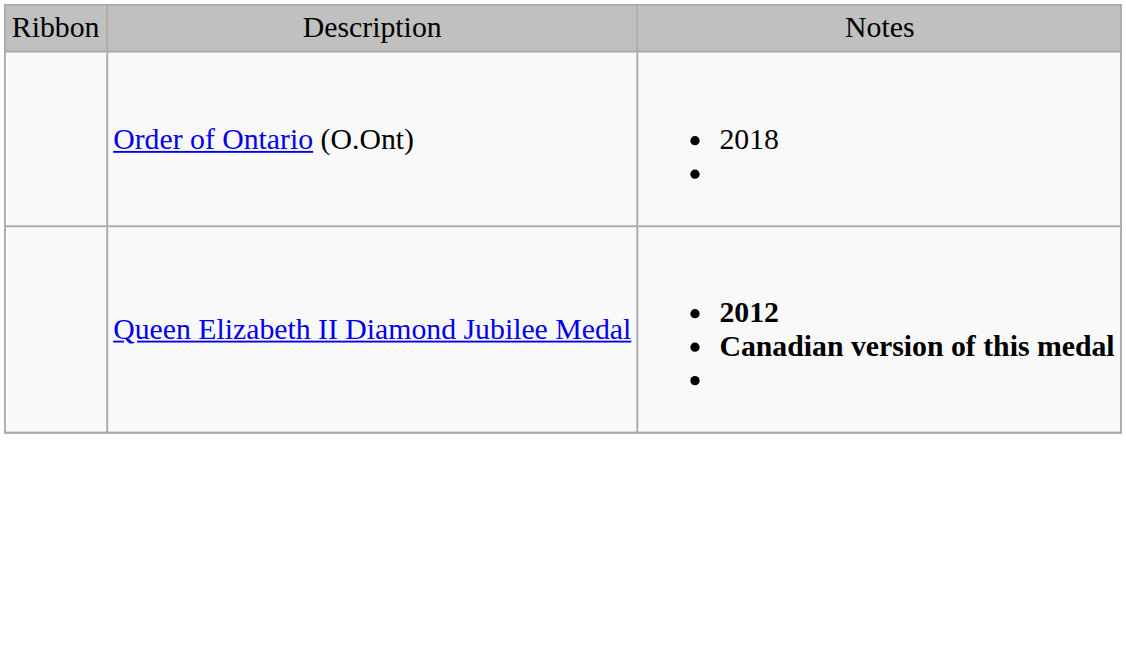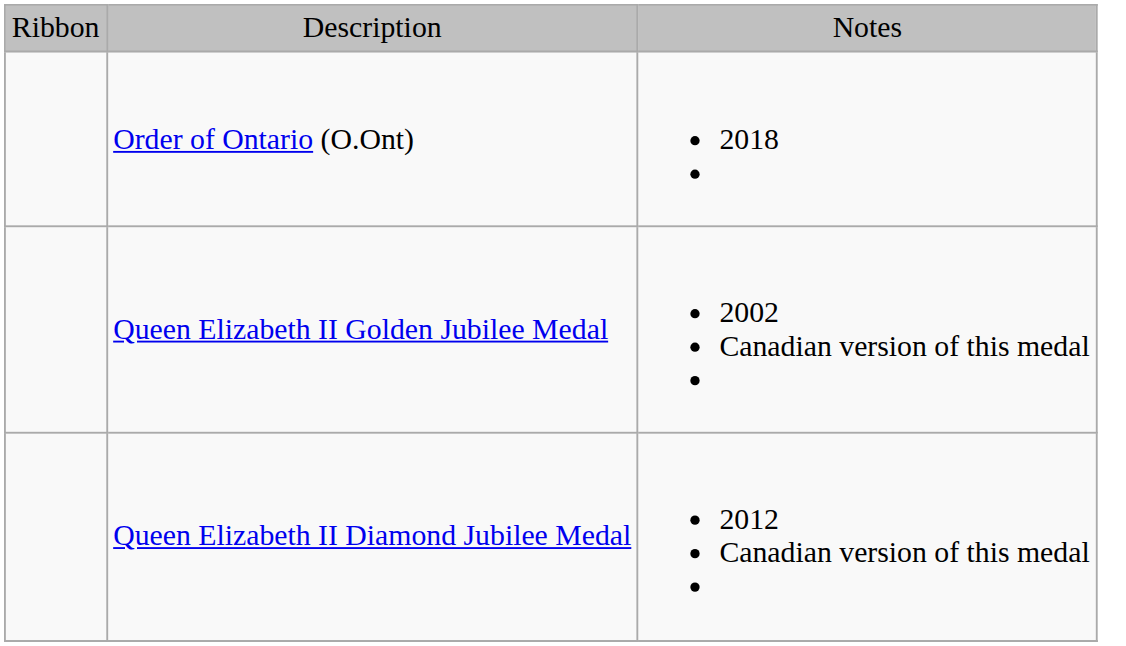+ row: (361, 328)
(880, 346) bold -> (867, 553) normal
